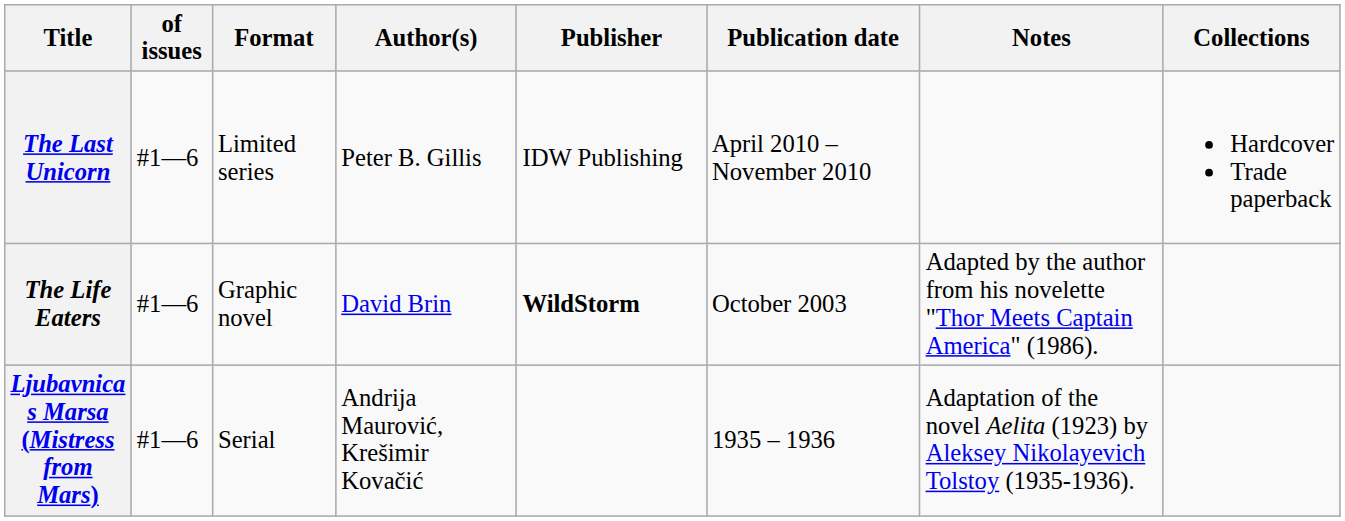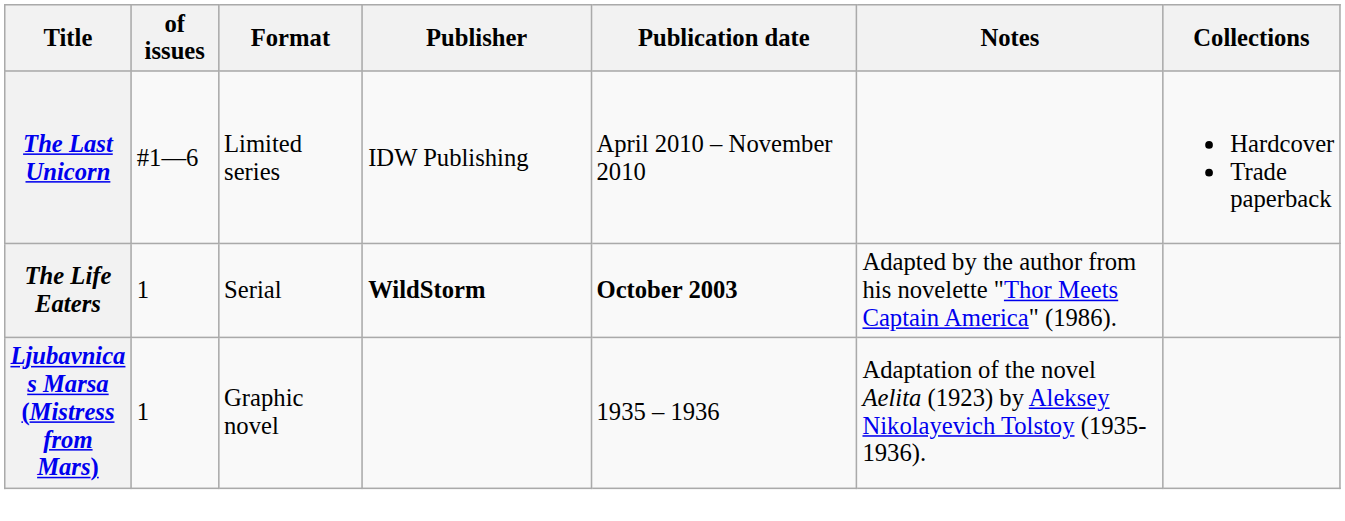- column: (426, 37)
(168, 303) #1—6 -> (143, 290) 1
(258, 303) Graphic novel -> (253, 290) Serial
(779, 303) normal -> (667, 290) bold
(168, 440) #1—6 -> (143, 412) 1
(247, 440) Serial -> (264, 412) Graphic novel
